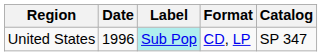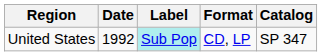(118, 39) 1996 -> (118, 39) 1992
